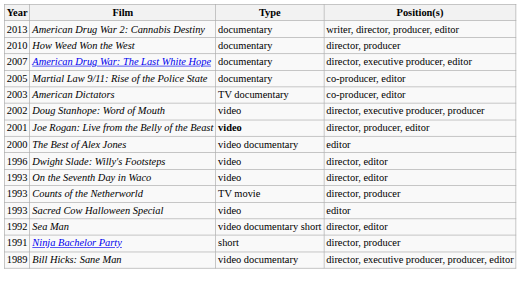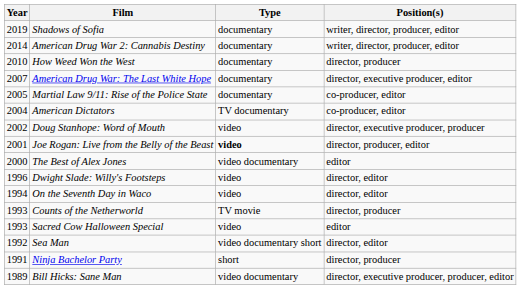+ row: (68, 29)
(17, 29) 2013 -> (17, 45) 2014
(17, 95) 2003 -> (17, 111) 2004
(17, 177) 1993 -> (17, 194) 1994
